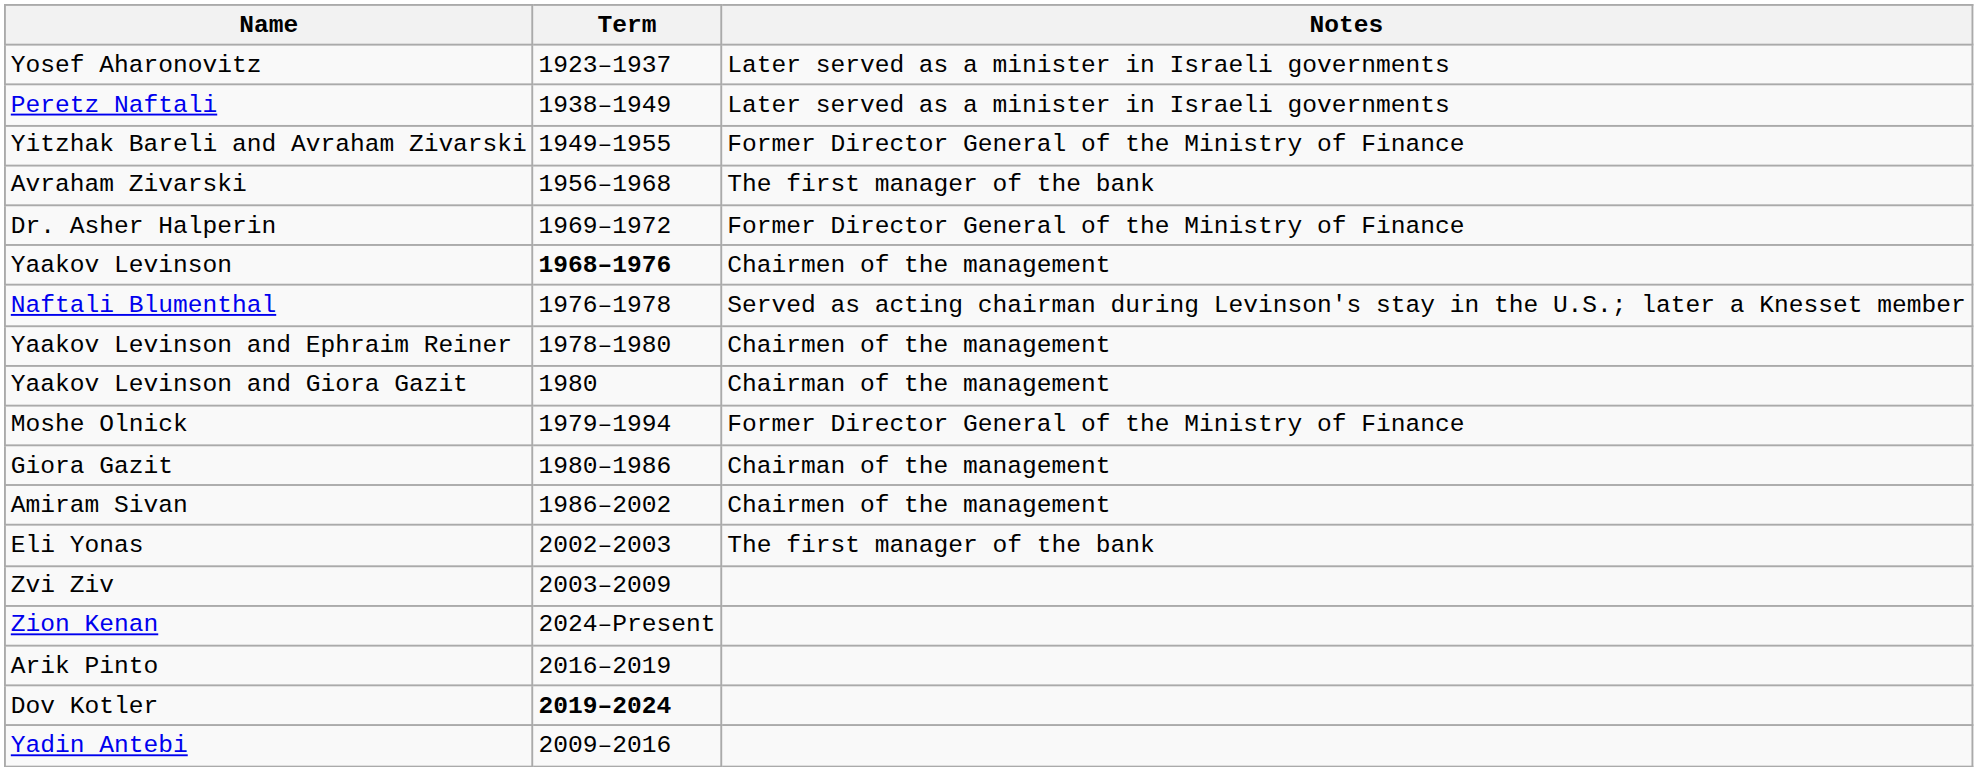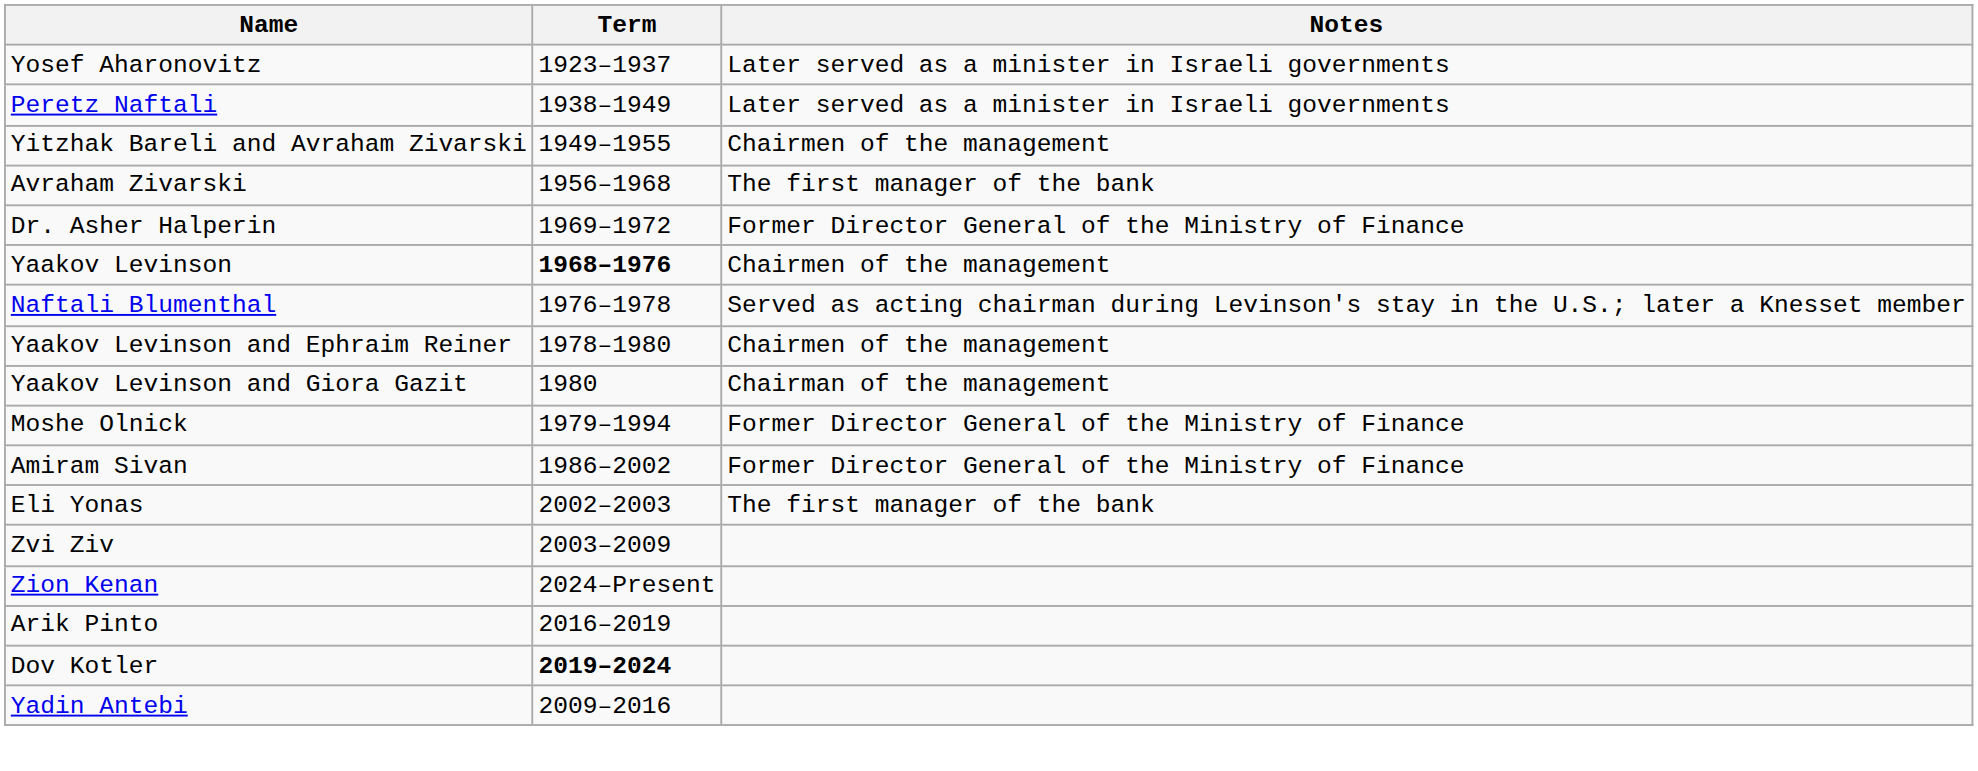(1096, 145) Former Director General of the Ministry of Finance -> (919, 145) Chairmen of the management
- row: (92, 465)
(919, 505) Chairmen of the management -> (1096, 465) Former Director General of the Ministry of Finance
